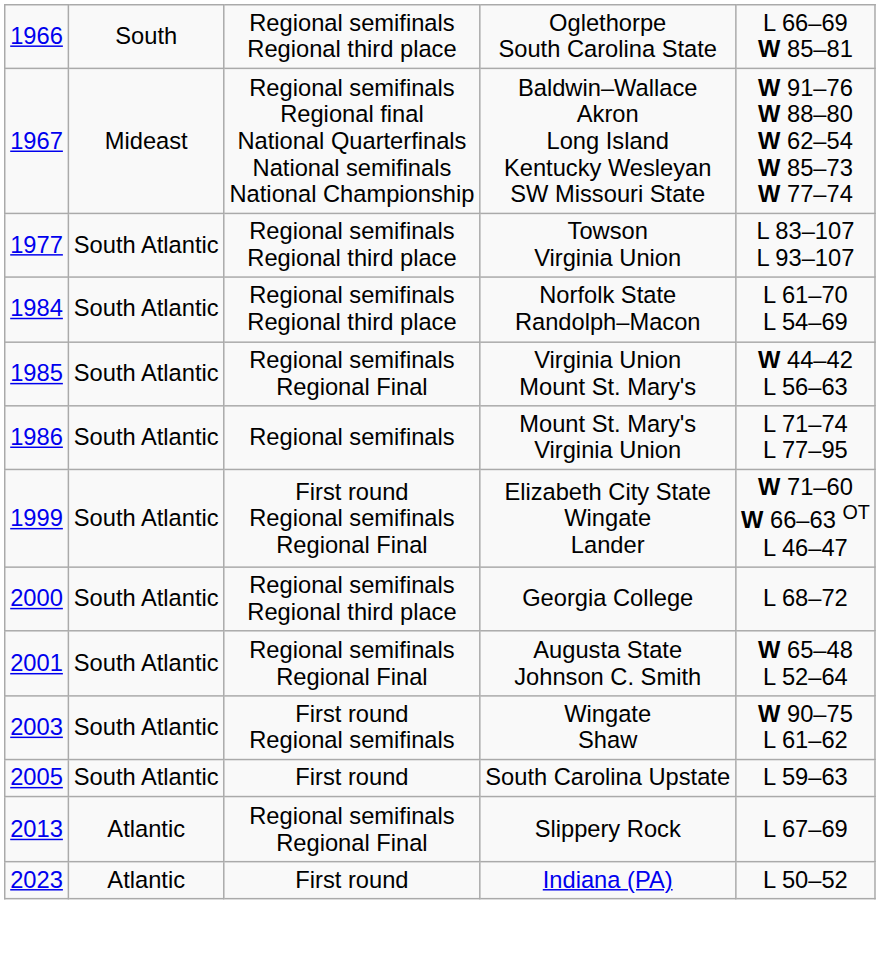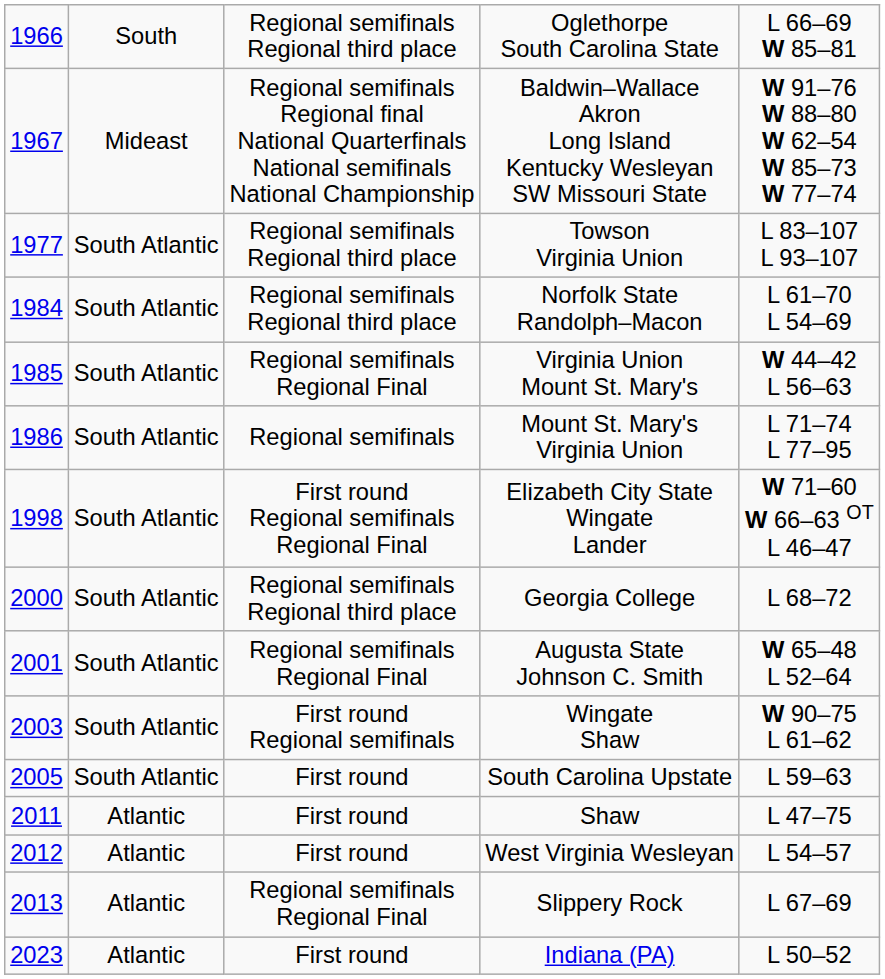(37, 518) 1999 -> (37, 518) 1998
+ row: (610, 815)
+ row: (610, 853)
